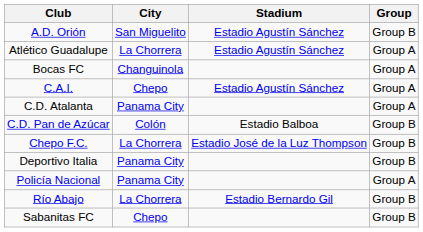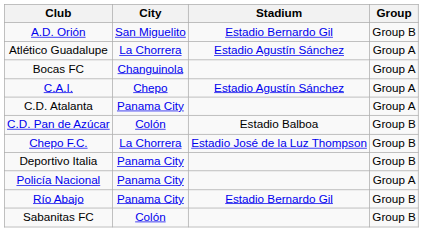(279, 32) Estadio Agustín Sánchez -> (279, 32) Estadio Bernardo Gil
(150, 198) La Chorrera -> (150, 198) Panama City
(150, 217) Chepo -> (150, 217) Colón
